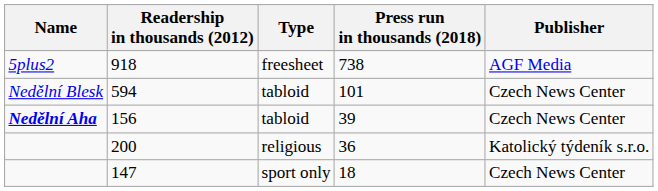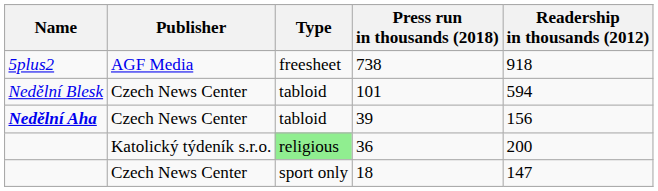columns swapped: (569, 27) <-> (182, 27)
(292, 145) no background -> (309, 145) lightgreen background
